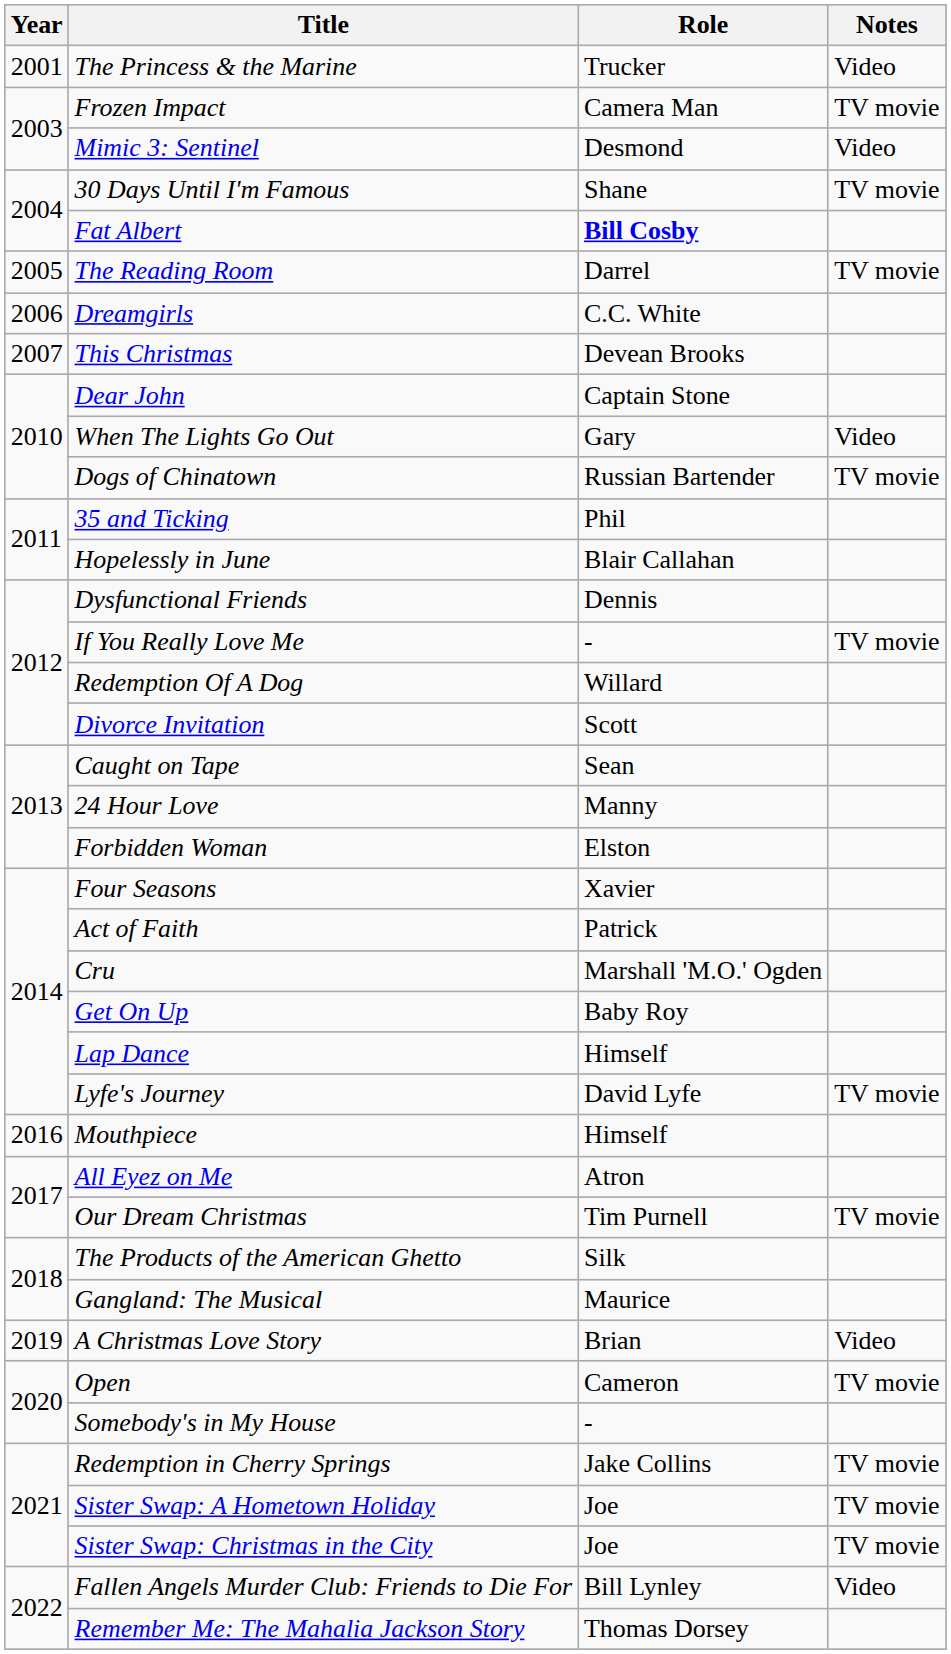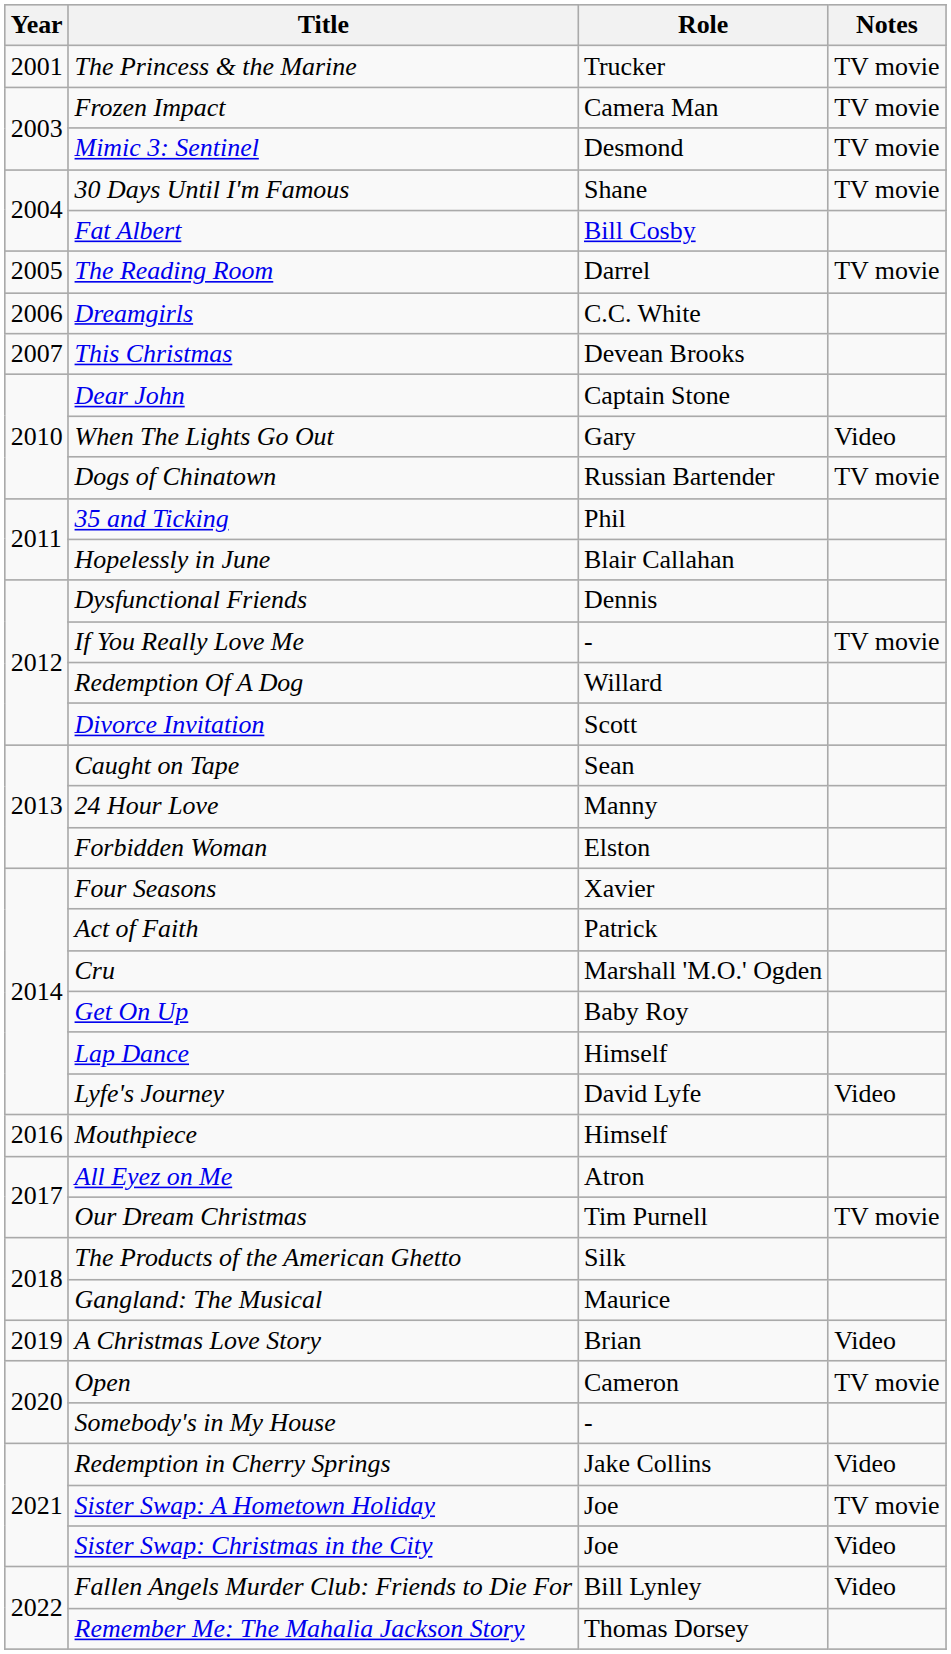(865, 66) Video -> (887, 66) TV movie
(865, 148) Video -> (887, 148) TV movie
(641, 230) bold -> (640, 230) normal
(887, 1093) TV movie -> (865, 1093) Video
(887, 1463) TV movie -> (865, 1463) Video
(887, 1546) TV movie -> (865, 1546) Video
